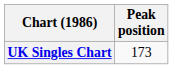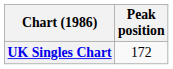(141, 52) 173 -> (141, 52) 172
